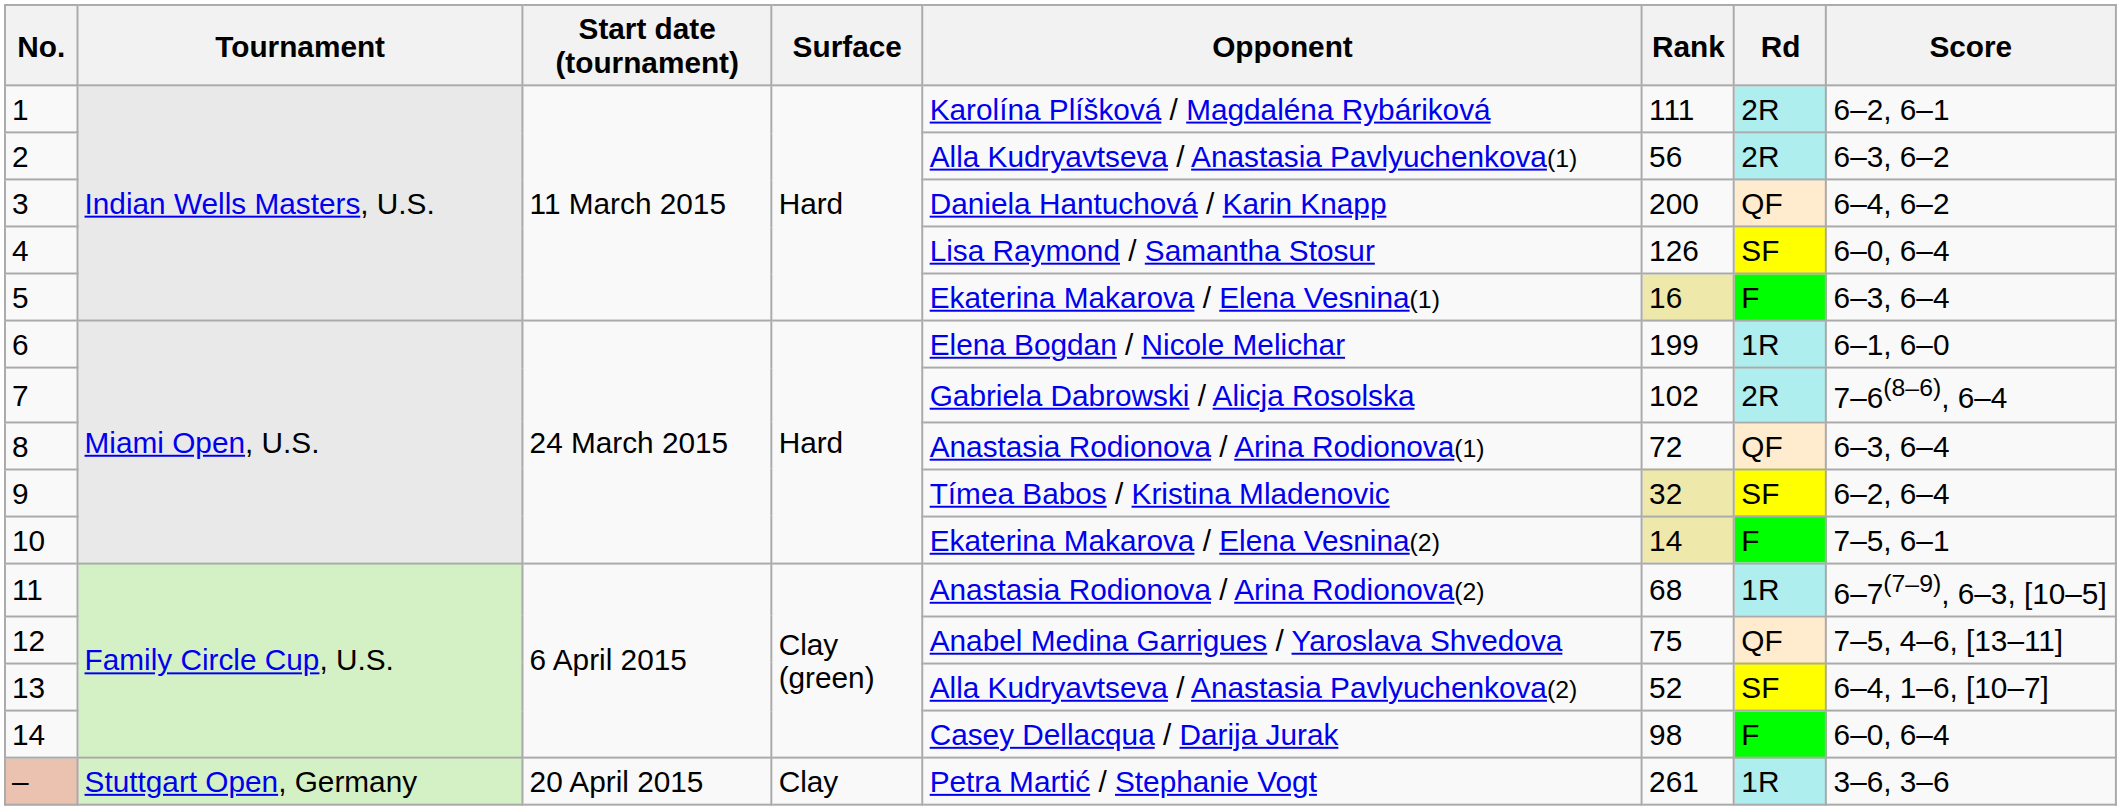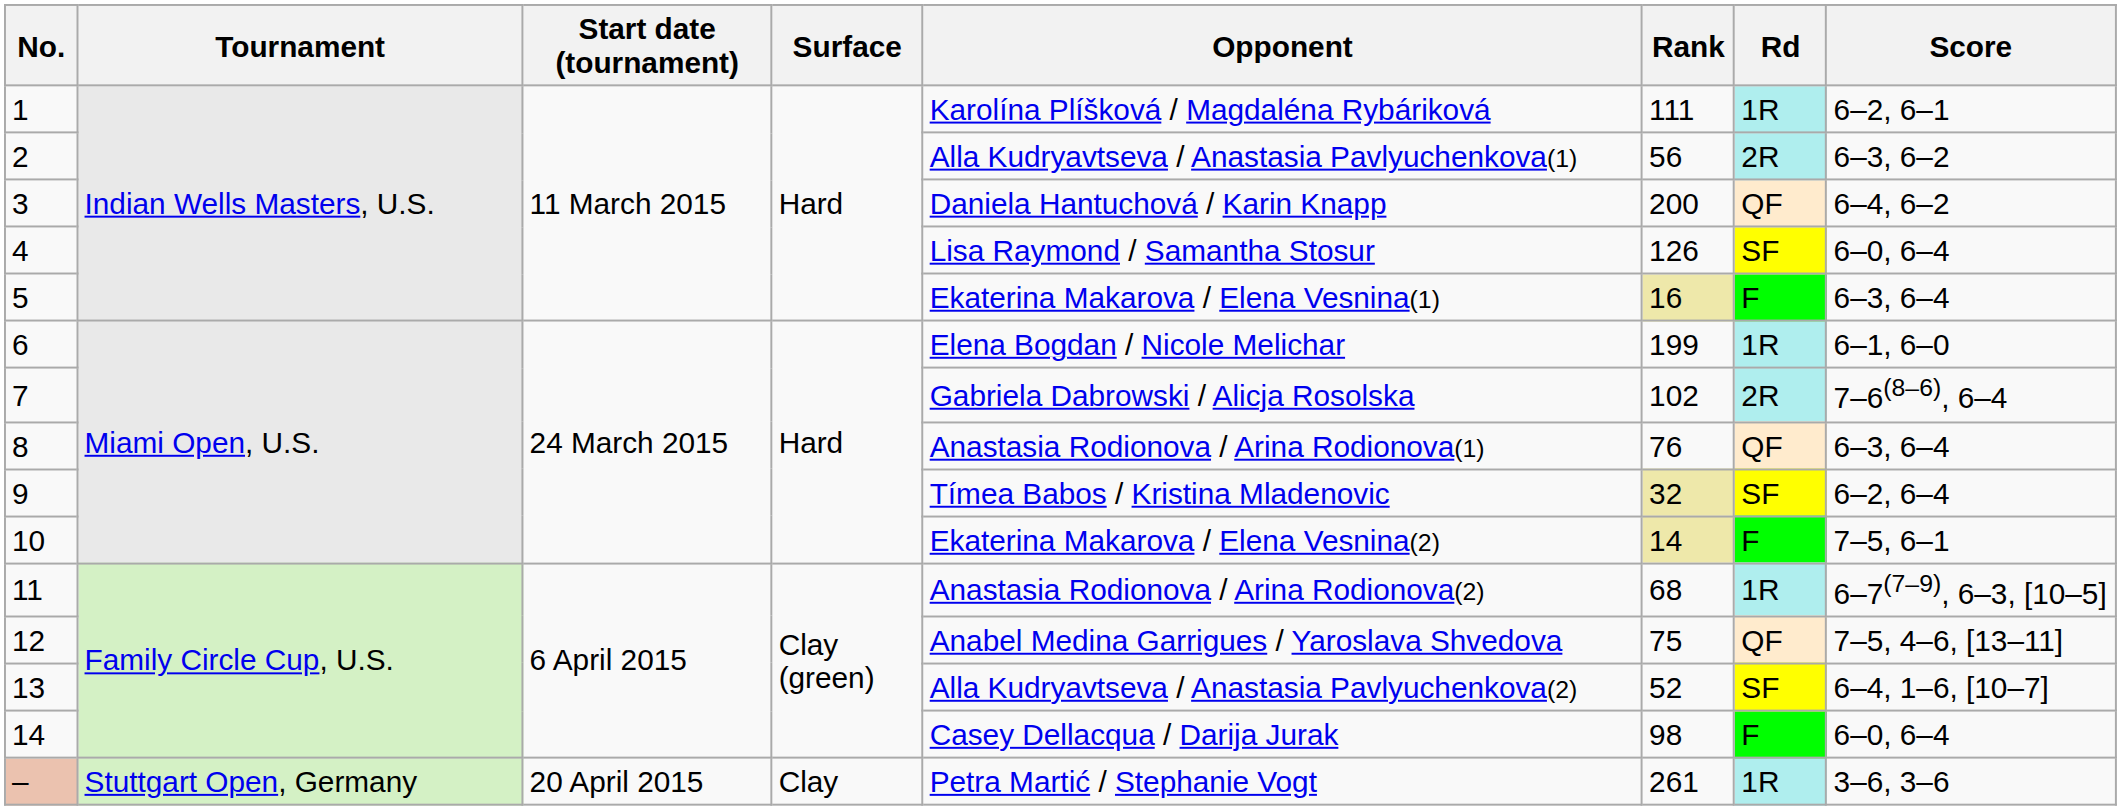(1760, 109) 2R -> (1760, 109) 1R
(1666, 445) 72 -> (1666, 445) 76
